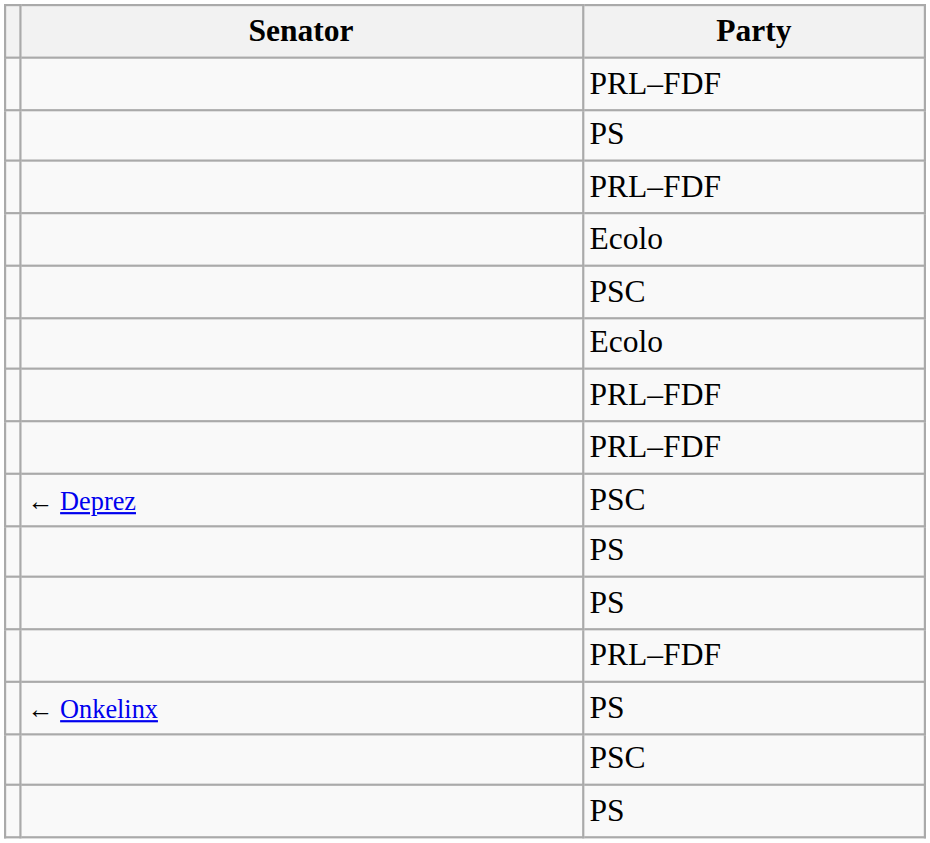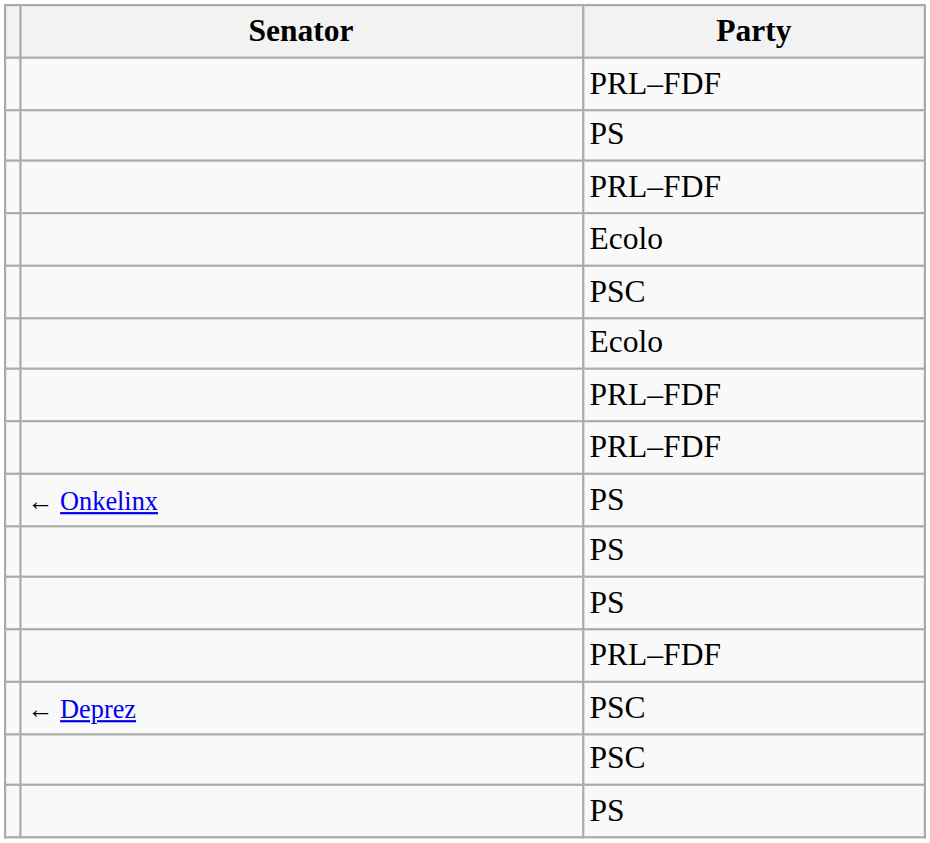rows swapped: (93, 709) <-> (82, 501)
